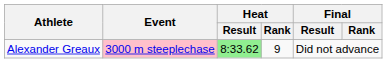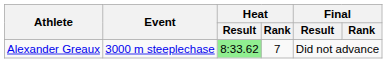(160, 49) pink background -> (160, 49) no background
(277, 49) 9 -> (277, 49) 7
